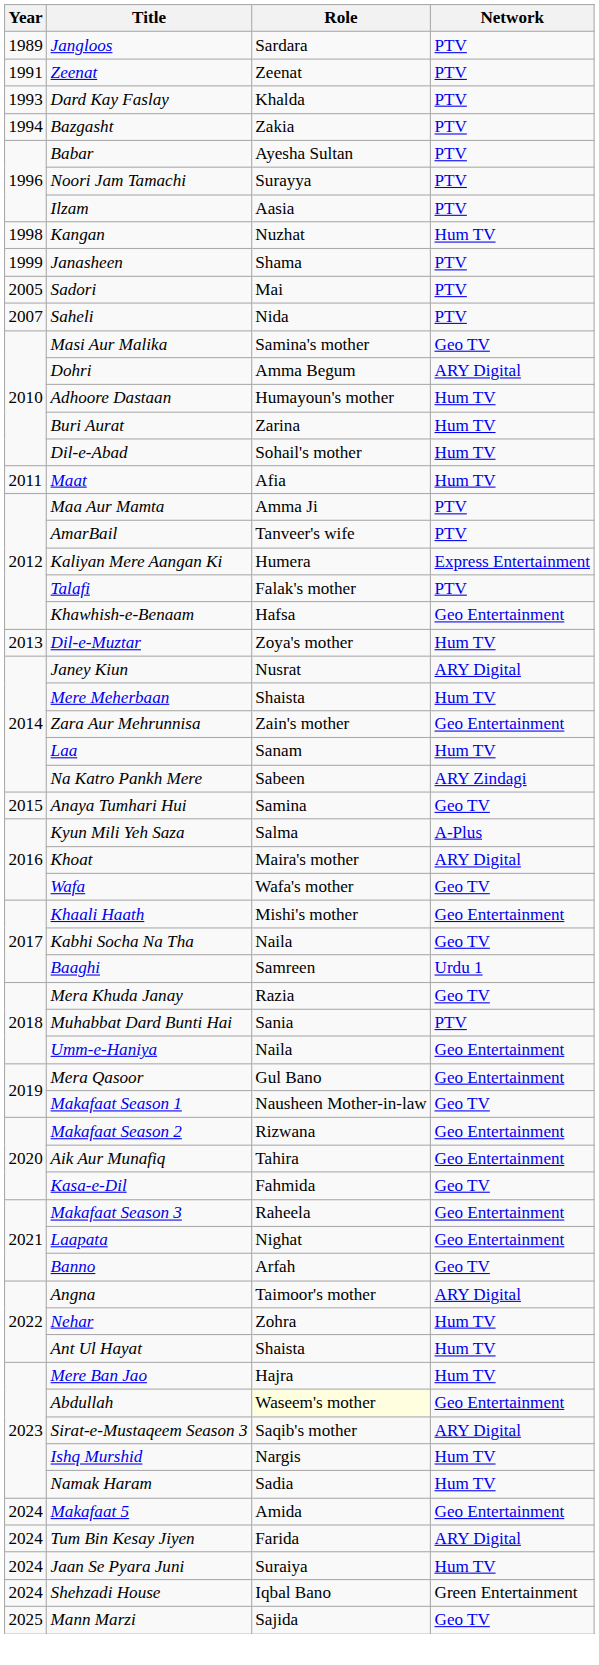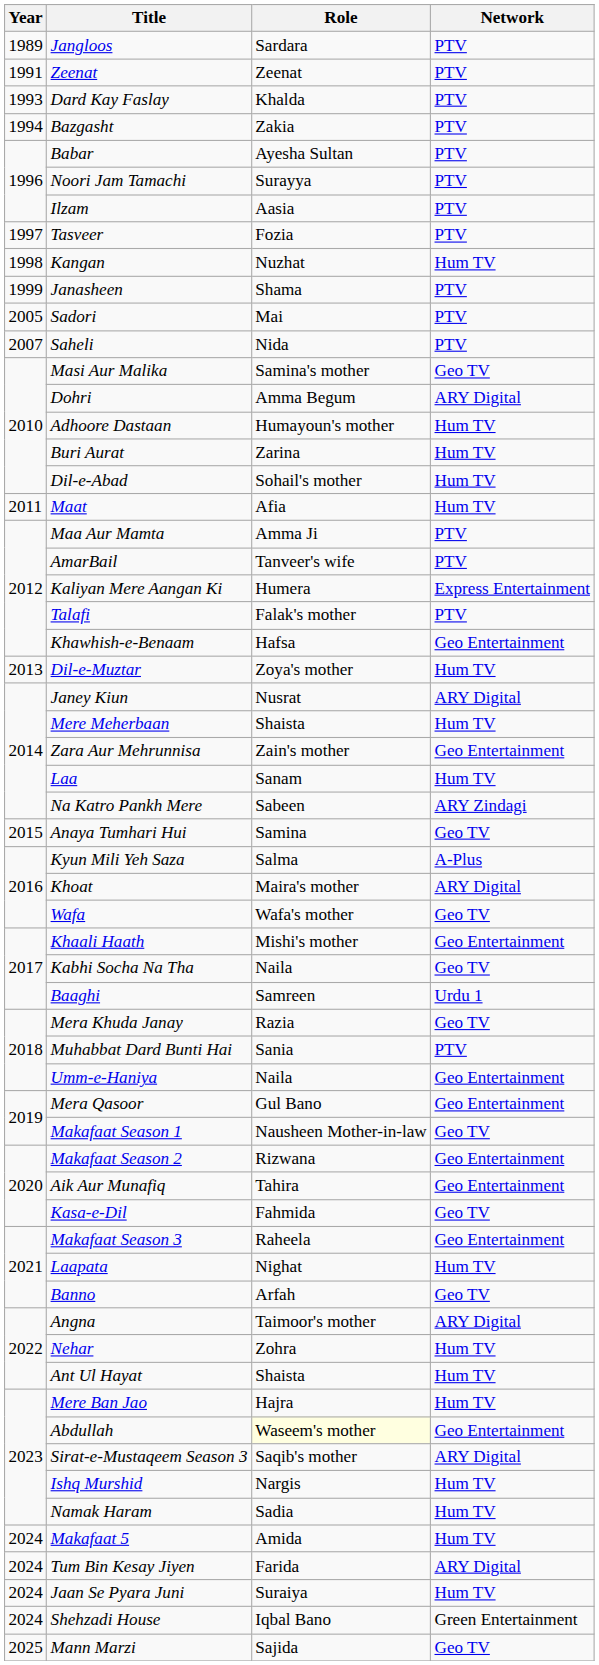+ row: (77, 235)
(499, 1239) Geo Entertainment -> (465, 1267) Hum TV
(499, 1511) Geo Entertainment -> (465, 1538) Hum TV
